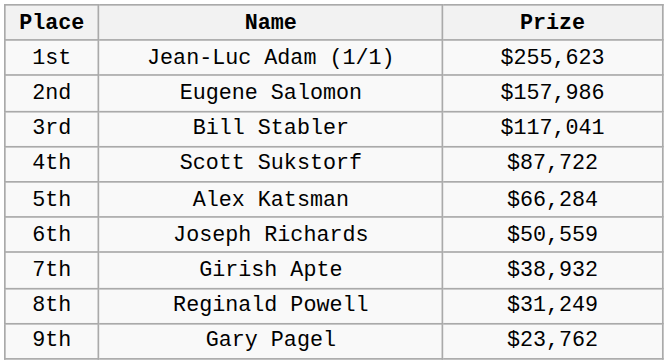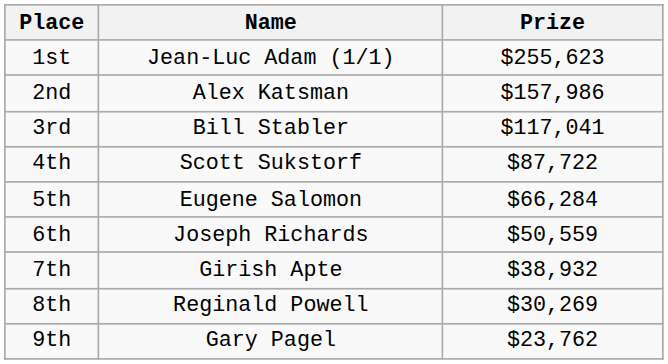(271, 93) Eugene Salomon -> (271, 93) Alex Katsman
(271, 199) Alex Katsman -> (271, 199) Eugene Salomon
(553, 306) $31,249 -> (553, 306) $30,269
